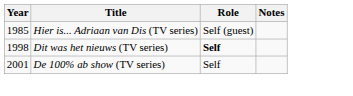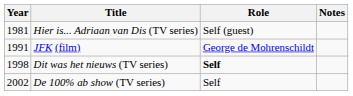(18, 30) 1985 -> (18, 30) 1981
+ row: (57, 47)
(18, 64) 2001 -> (18, 82) 2002
